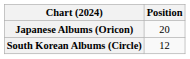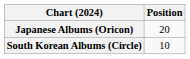(165, 45) 12 -> (165, 45) 10
